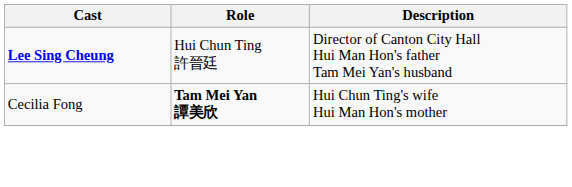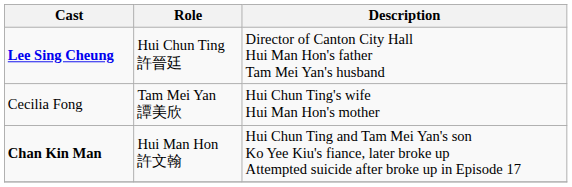(216, 103) bold -> (177, 103) normal
+ row: (55, 153)
